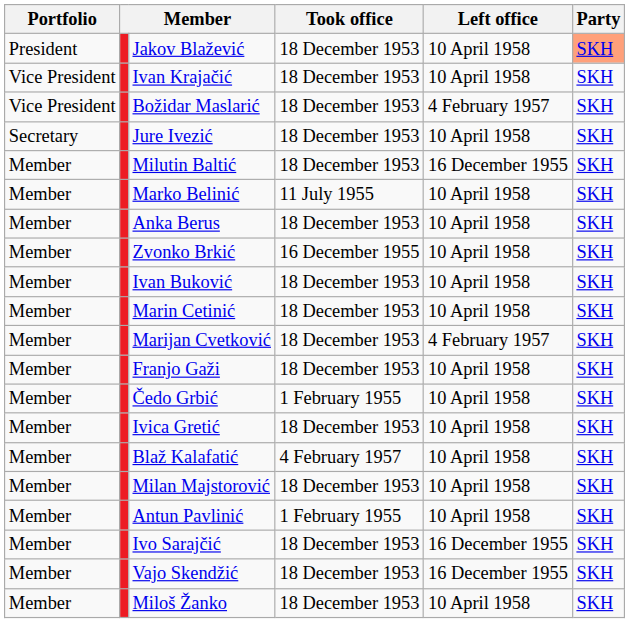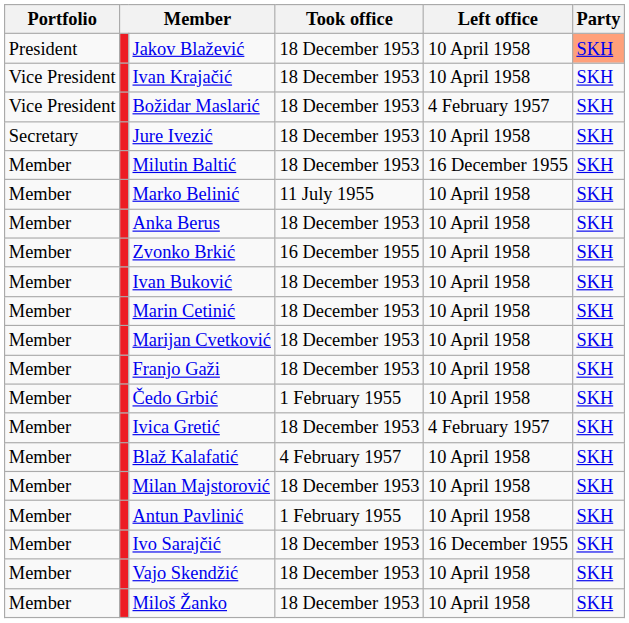(489, 340) 4 February 1957 -> (479, 340) 10 April 1958
(479, 427) 10 April 1958 -> (489, 427) 4 February 1957
(498, 573) 16 December 1955 -> (479, 573) 10 April 1958
